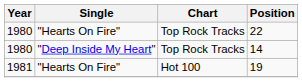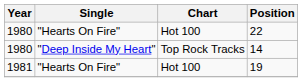(203, 31) Top Rock Tracks -> (181, 31) Hot 100
